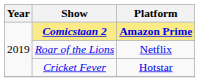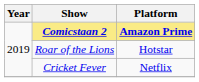(156, 49) Netflix -> (156, 49) Hotstar
(156, 67) Hotstar -> (156, 67) Netflix
